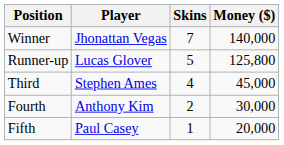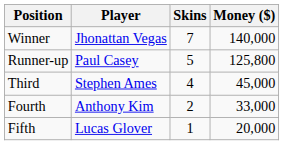(113, 60) Lucas Glover -> (107, 60) Paul Casey
(256, 106) 30,000 -> (256, 106) 33,000
(107, 128) Paul Casey -> (113, 128) Lucas Glover
